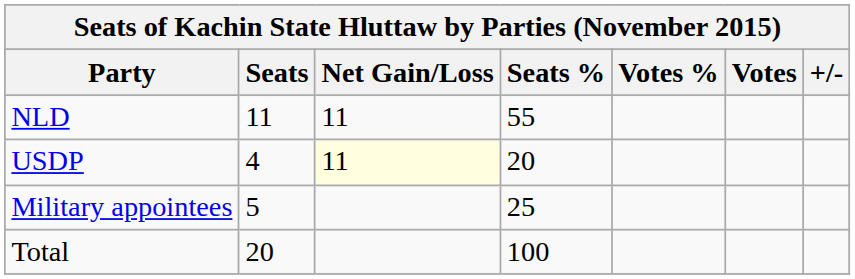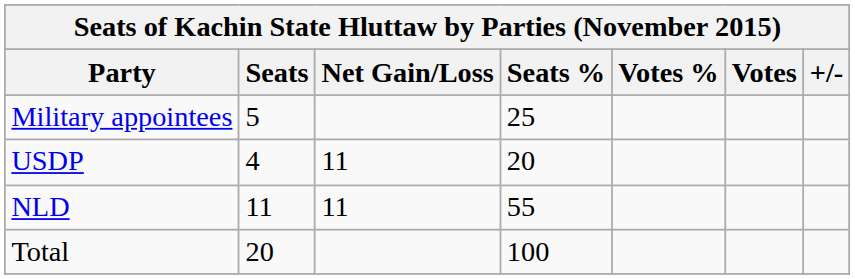rows swapped: (41, 116) <-> (122, 206)
(335, 161) lightyellow background -> (335, 161) no background
